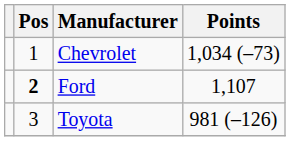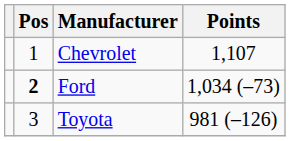(233, 53) 1,034 (–73) -> (233, 53) 1,107
(233, 86) 1,107 -> (233, 86) 1,034 (–73)
